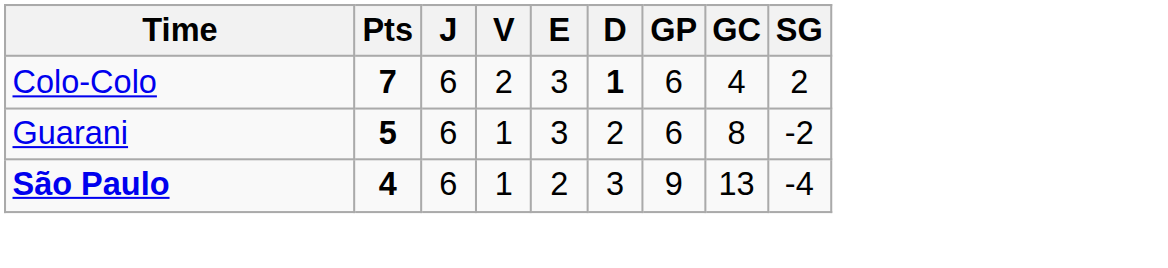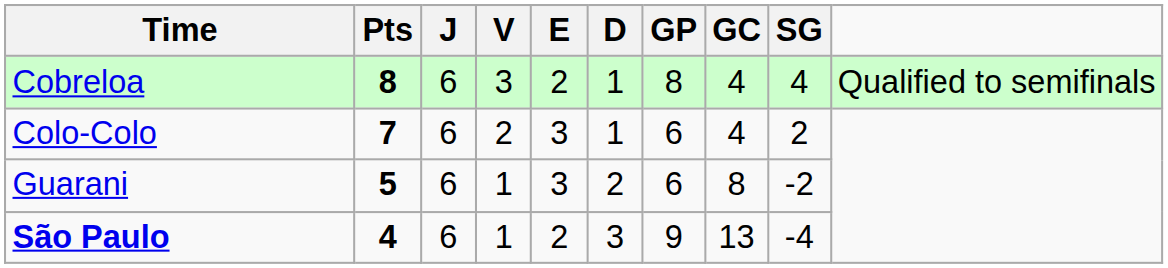+ row: (78, 81)
(615, 81) bold -> (615, 133) normal
